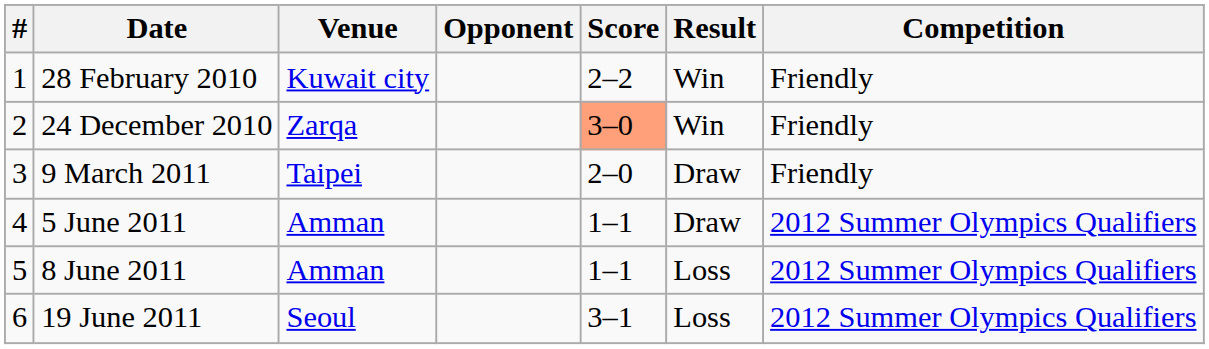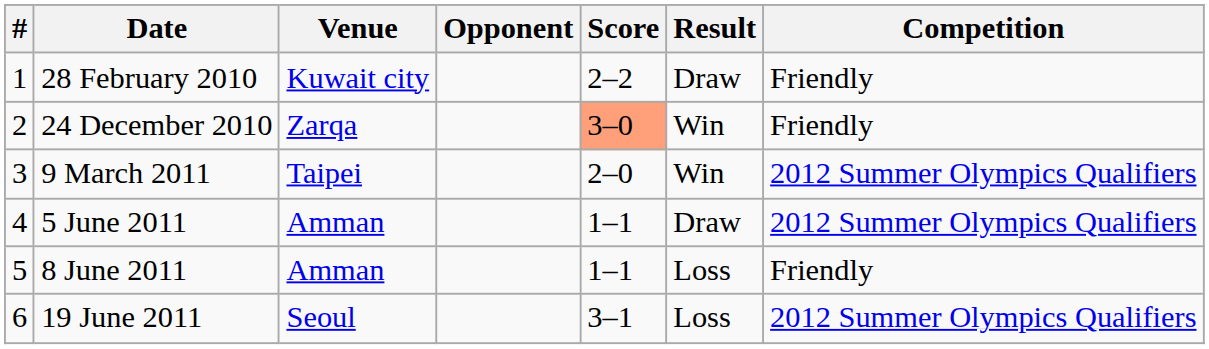(699, 76) Win -> (707, 76) Draw
(707, 173) Draw -> (699, 173) Win
(822, 173) Friendly -> (983, 173) 2012 Summer Olympics Qualifiers
(983, 269) 2012 Summer Olympics Qualifiers -> (822, 269) Friendly
